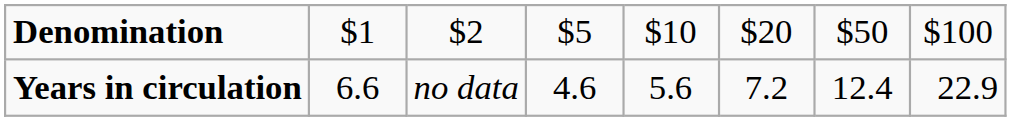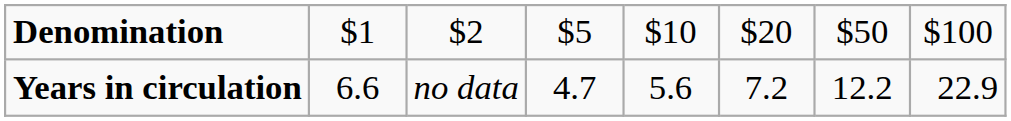(575, 87) 4.6 -> (575, 87) 4.7
(862, 87) 12.4 -> (862, 87) 12.2
